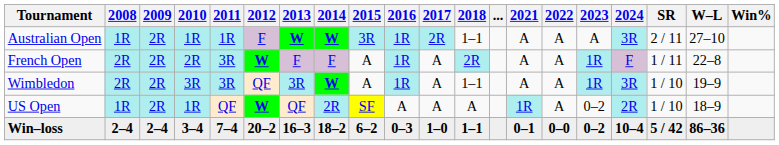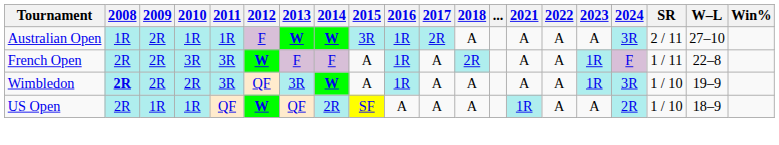(472, 38) 1–1 -> (472, 38) A
(192, 60) 2R -> (192, 60) 3R
(122, 83) normal -> (122, 83) bold
(192, 83) 3R -> (192, 83) 2R
(472, 83) 1–1 -> (472, 83) A
(122, 106) 1R -> (122, 106) 2R
(157, 106) 2R -> (157, 106) 1R
(594, 106) 0–2 -> (594, 106) A
- row: (35, 128)
